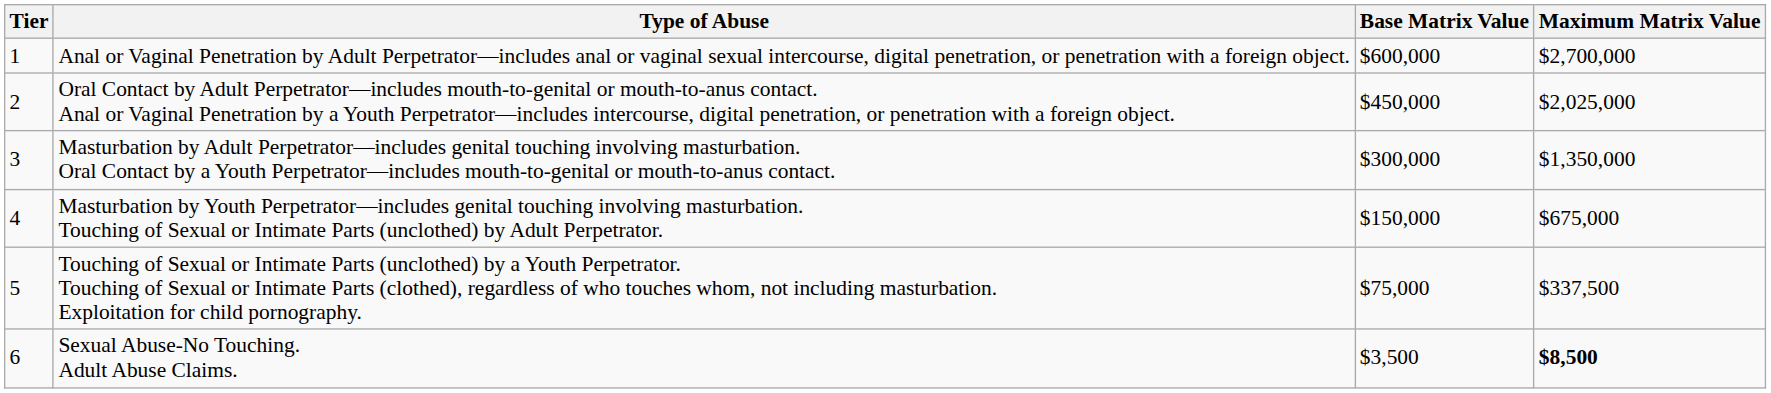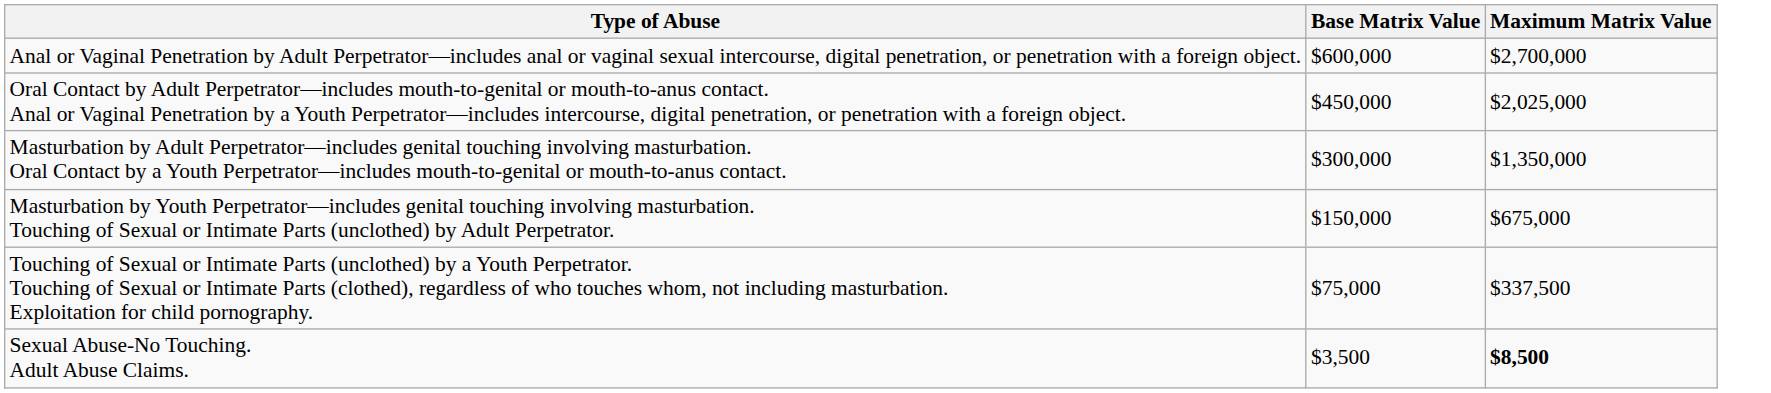- column: (29, 21)
